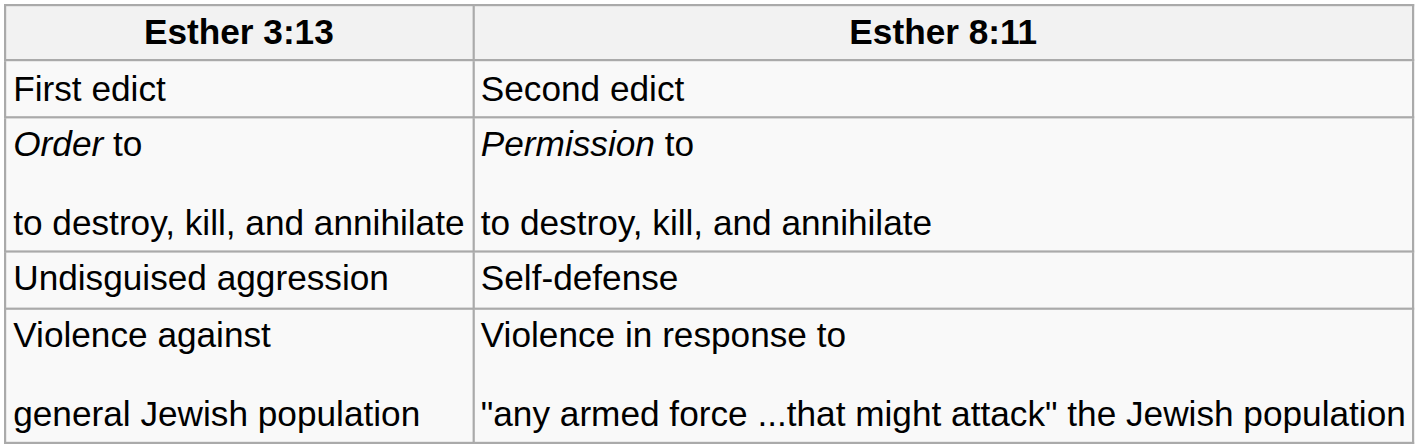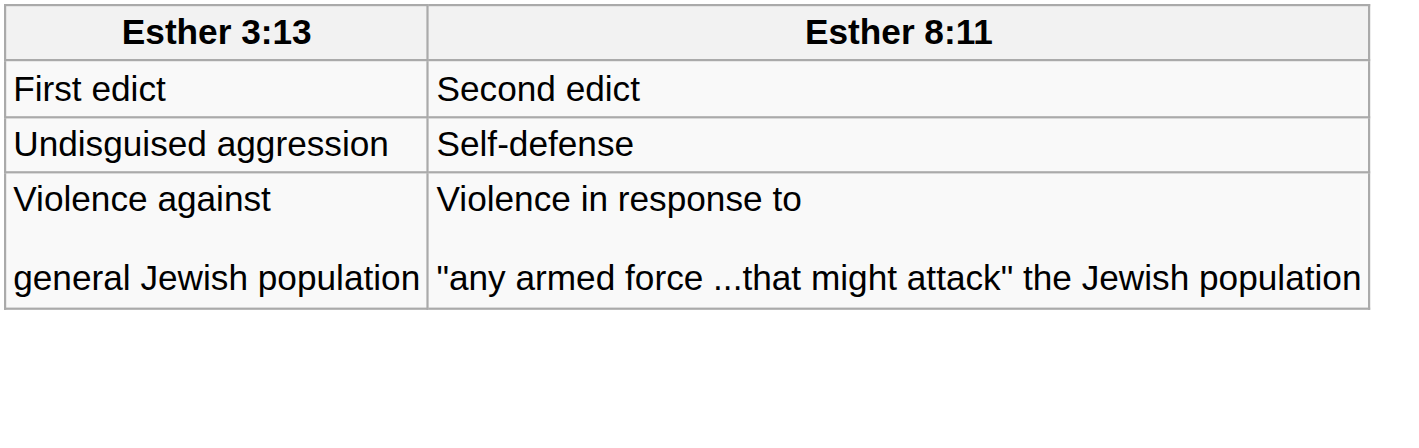- row: (239, 183)
